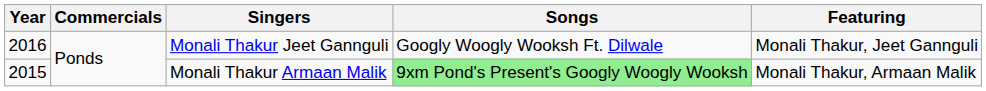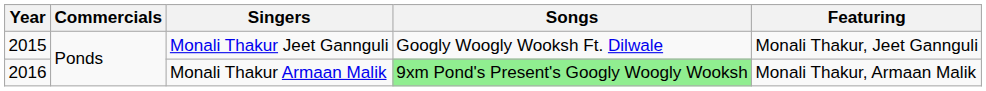(28, 45) 2016 -> (28, 45) 2015
(28, 72) 2015 -> (28, 72) 2016
